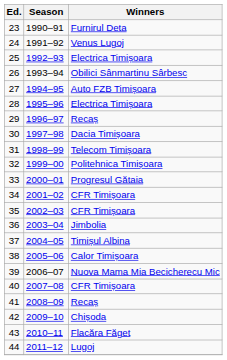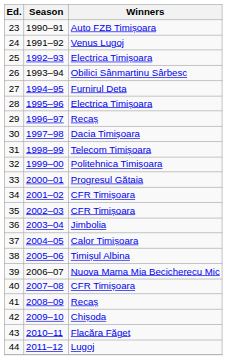(99, 28) Furnirul Deta -> (113, 28) Auto FZB Timișoara
(113, 89) Auto FZB Timișoara -> (99, 89) Furnirul Deta
(100, 241) Timișul Albina -> (105, 241) Calor Timișoara
(105, 256) Calor Timișoara -> (100, 256) Timișul Albina
